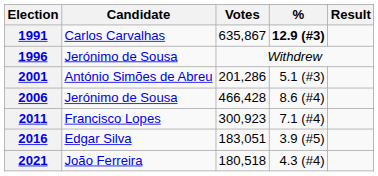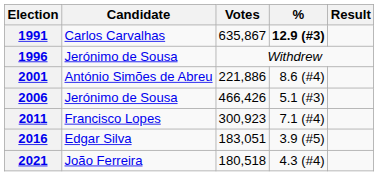(242, 77) 201,286 -> (242, 77) 221,886
(302, 77) 5.1 (#3) -> (302, 77) 8.6 (#4)
(242, 98) 466,428 -> (242, 98) 466,426
(302, 98) 8.6 (#4) -> (302, 98) 5.1 (#3)
